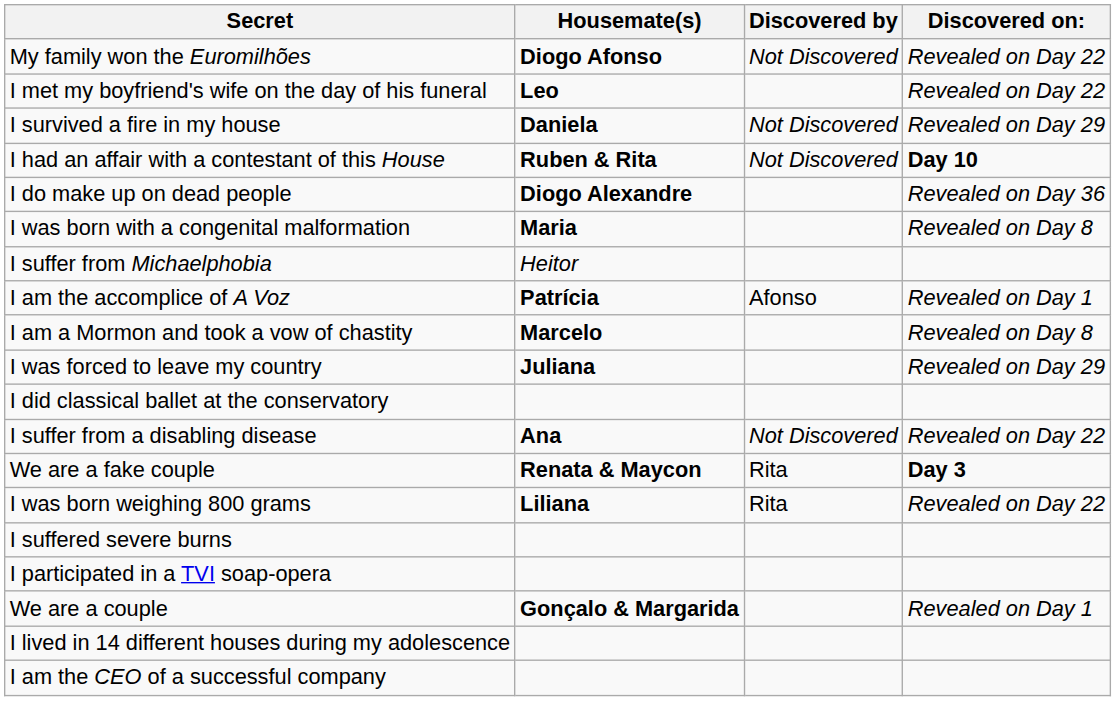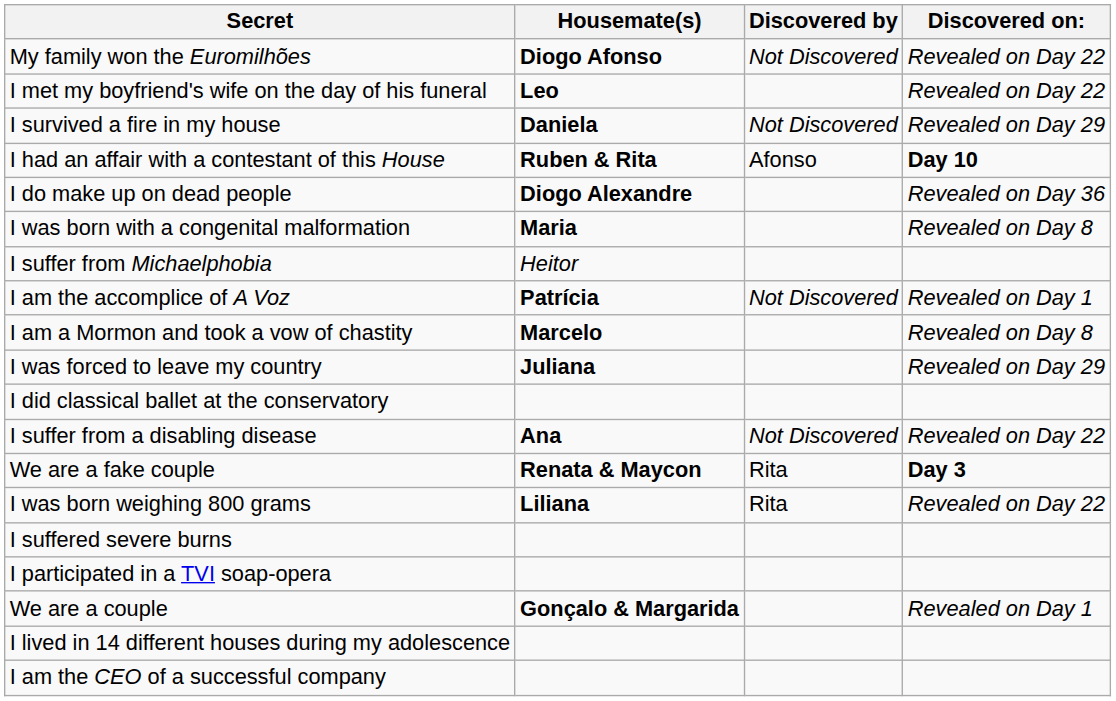(823, 159) Not Discovered -> (783, 159) Afonso
(783, 297) Afonso -> (823, 297) Not Discovered
